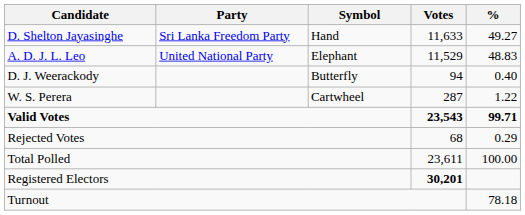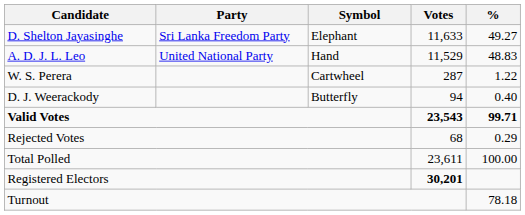(325, 35) Hand -> (334, 35) Elephant
(334, 55) Elephant -> (325, 55) Hand
rows swapped: (40, 96) <-> (53, 76)
